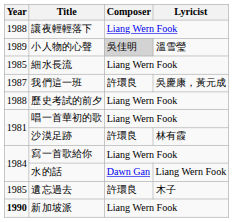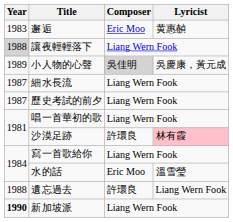+ row: (42, 29)
(17, 29) no background -> (17, 47) lightgrey background
(171, 46) 溫雪瑩 -> (191, 64) 吳慶康，黃元成
(17, 65) 1985 -> (17, 83) 1987
- row: (57, 82)
(17, 100) 1988 -> (17, 100) 1987
(171, 136) no background -> (171, 136) pink background
(128, 172) Dawn Gan -> (126, 172) Eric Moo
(191, 172) Liang Wern Fook -> (171, 172) 溫雪瑩
(17, 190) 1985 -> (17, 190) 1988
(166, 189) 木子 -> (191, 190) Liang Wern Fook
